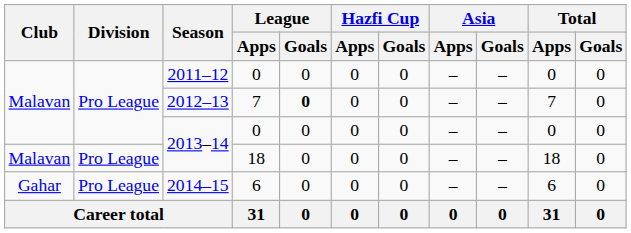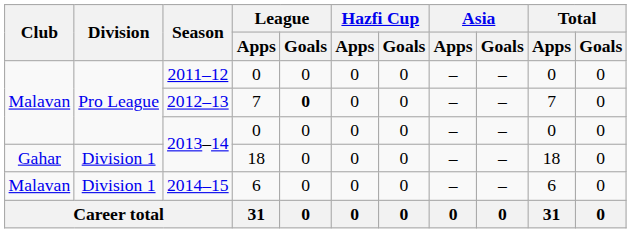(39, 158) Malavan -> (39, 158) Gahar
(119, 158) Pro League -> (119, 158) Division 1
(39, 185) Gahar -> (39, 185) Malavan
(119, 185) Pro League -> (119, 185) Division 1
